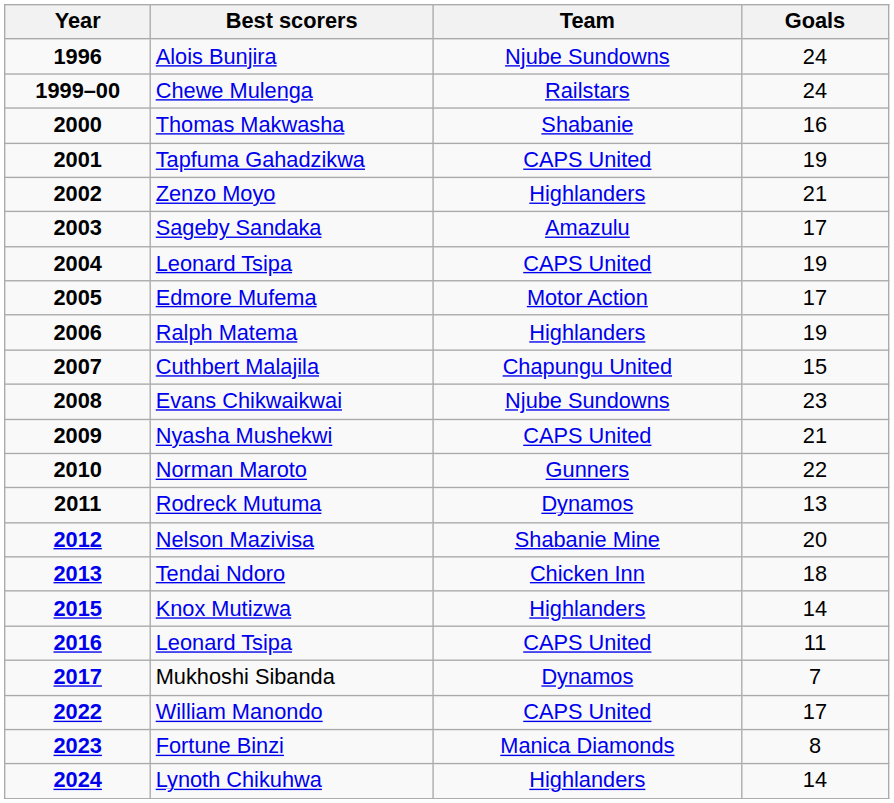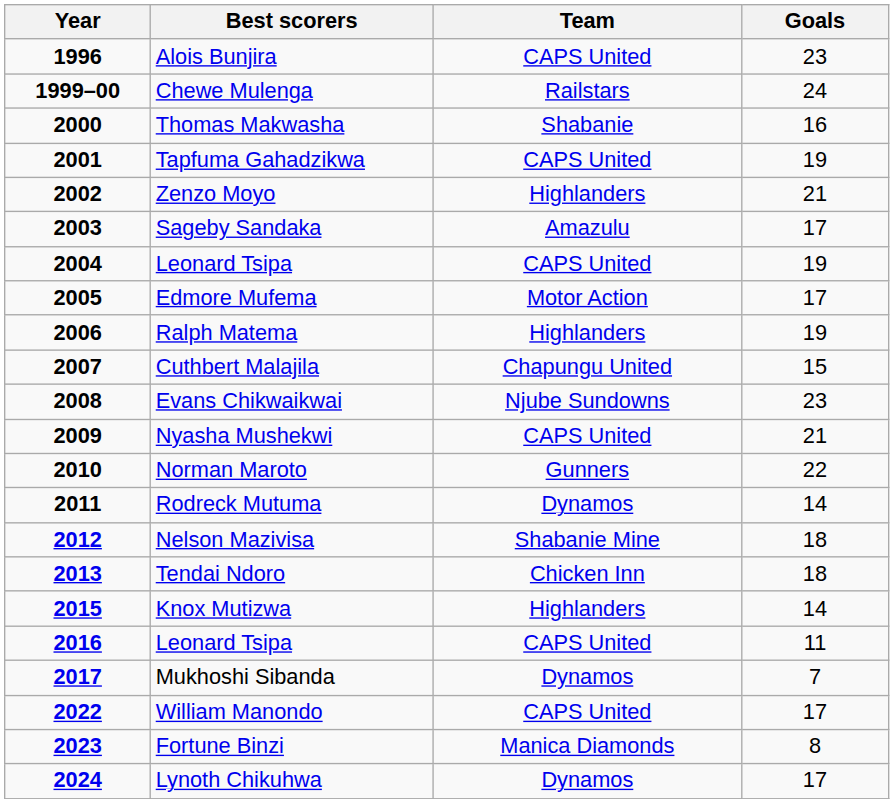(587, 56) Njube Sundowns -> (587, 56) CAPS United
(815, 56) 24 -> (815, 56) 23
(815, 504) 13 -> (815, 504) 14
(815, 539) 20 -> (815, 539) 18
(587, 780) Highlanders -> (587, 780) Dynamos
(815, 780) 14 -> (815, 780) 17
